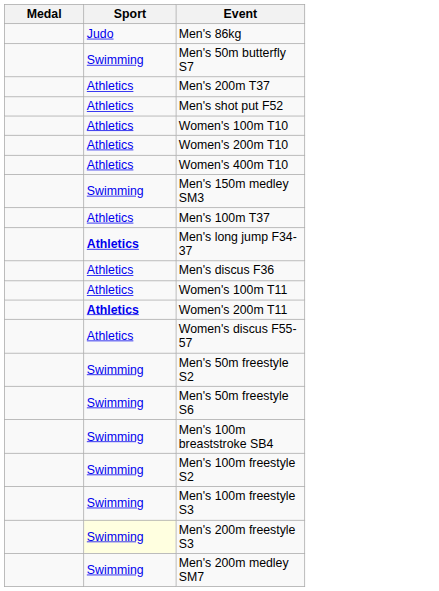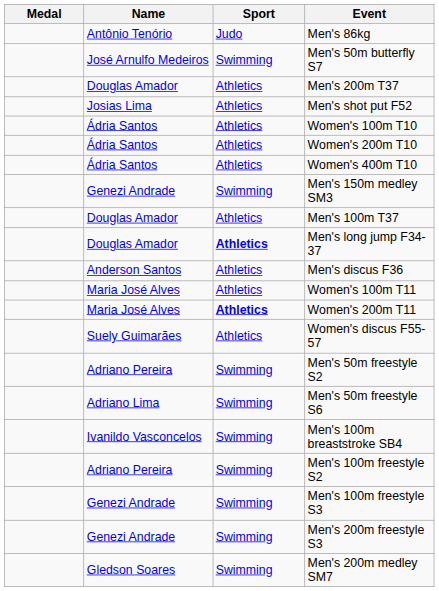+ column: (148, 14)
(115, 536) lightyellow background -> (244, 536) no background
